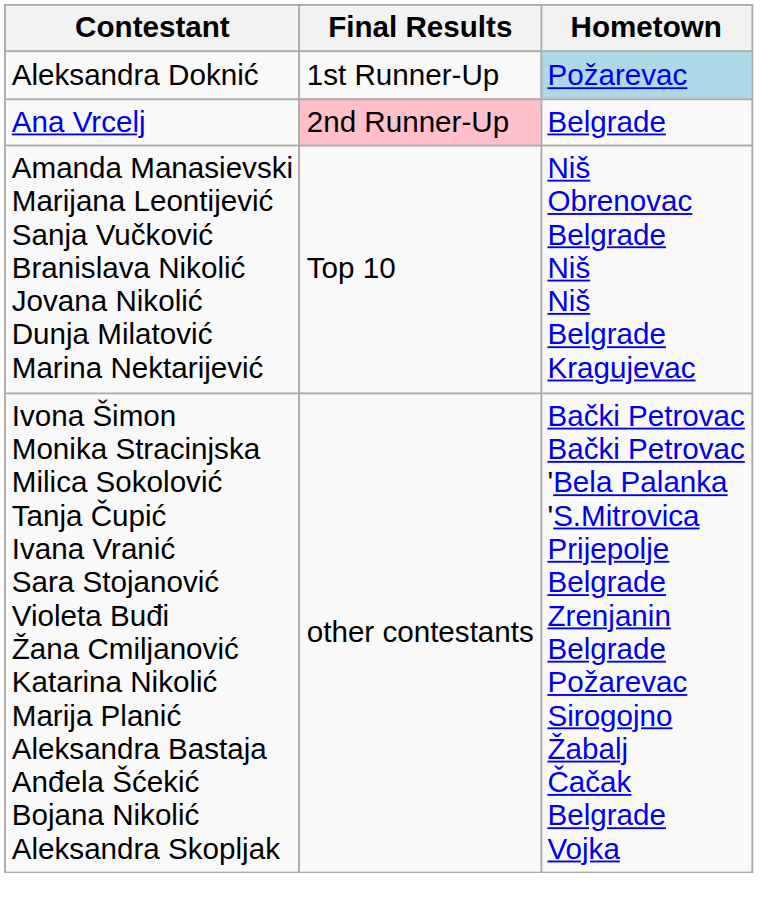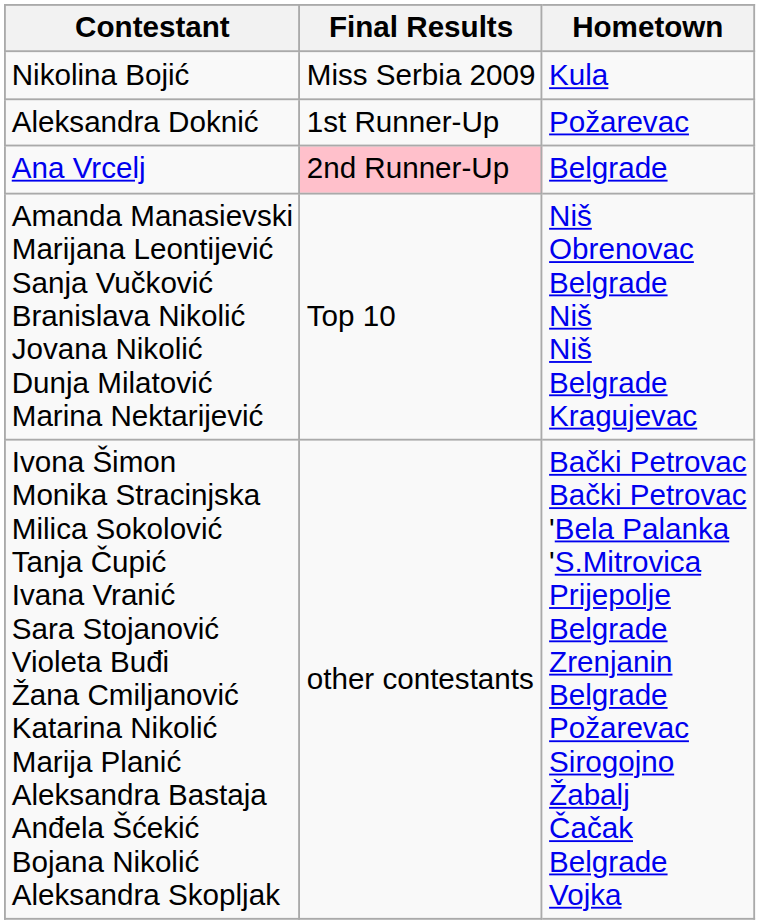+ row: (101, 74)
(617, 74) lightblue background -> (619, 121) no background
